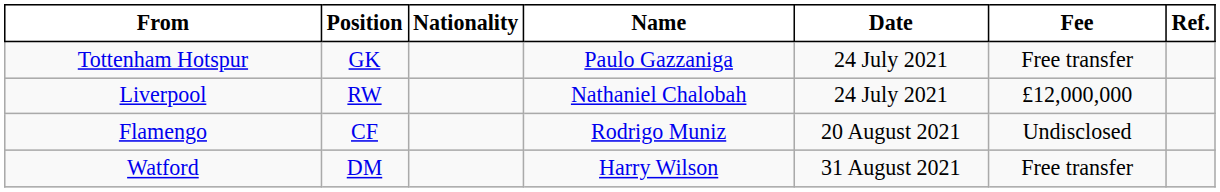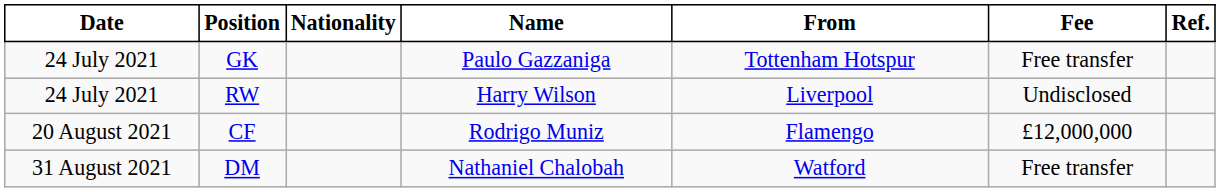columns swapped: (891, 23) <-> (163, 23)
(659, 95) Nathaniel Chalobah -> (536, 95) Harry Wilson
(1077, 95) £12,000,000 -> (1077, 95) Undisclosed
(1077, 132) Undisclosed -> (1077, 132) £12,000,000
(659, 168) Harry Wilson -> (536, 168) Nathaniel Chalobah
